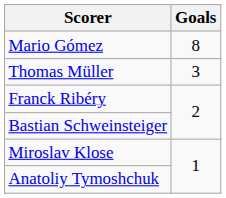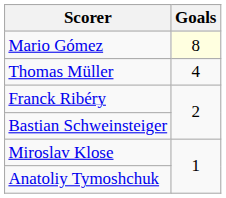(196, 44) no background -> (196, 44) lightyellow background
(196, 71) 3 -> (196, 71) 4
